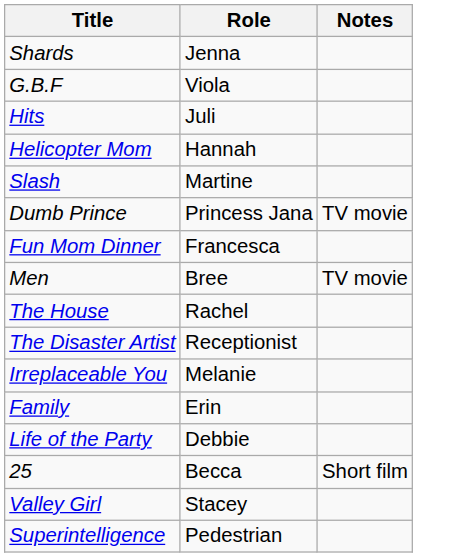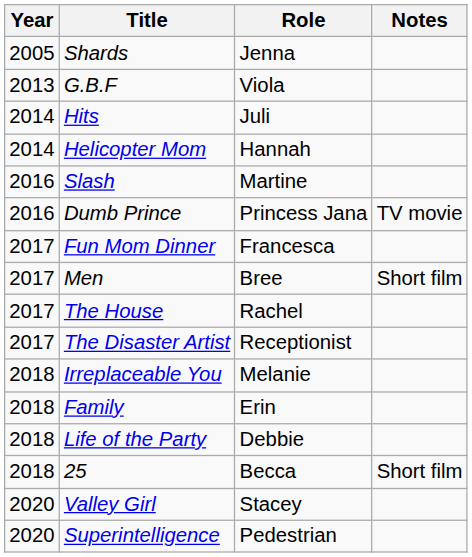+ column: (32, 20)
(365, 278) TV movie -> (420, 278) Short film
